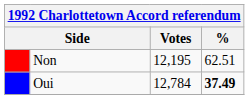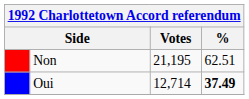(172, 61) 12,195 -> (172, 61) 21,195
(172, 83) 12,784 -> (172, 83) 12,714
